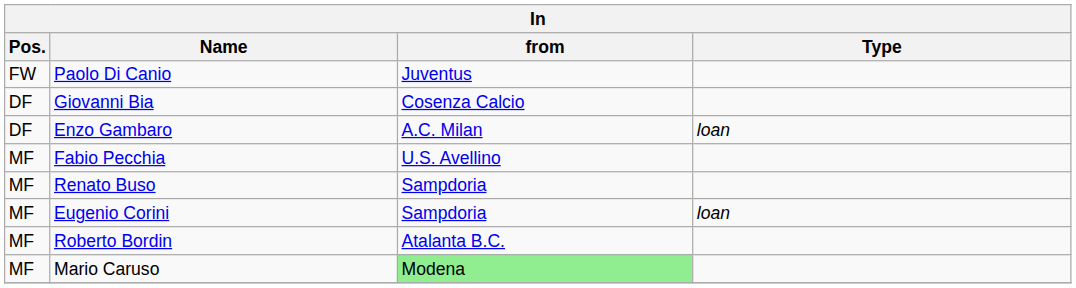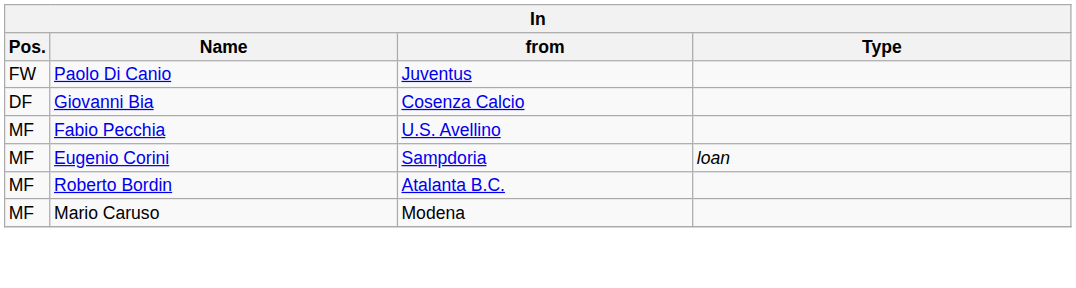- row: (113, 130)
- row: (105, 185)
(433, 269) lightgreen background -> (433, 213) no background
